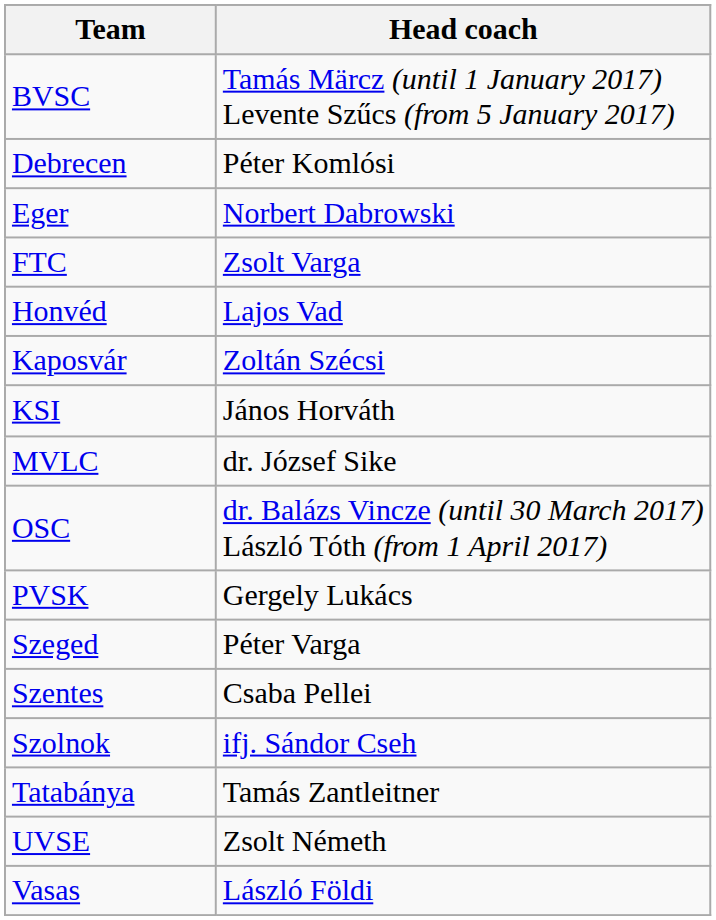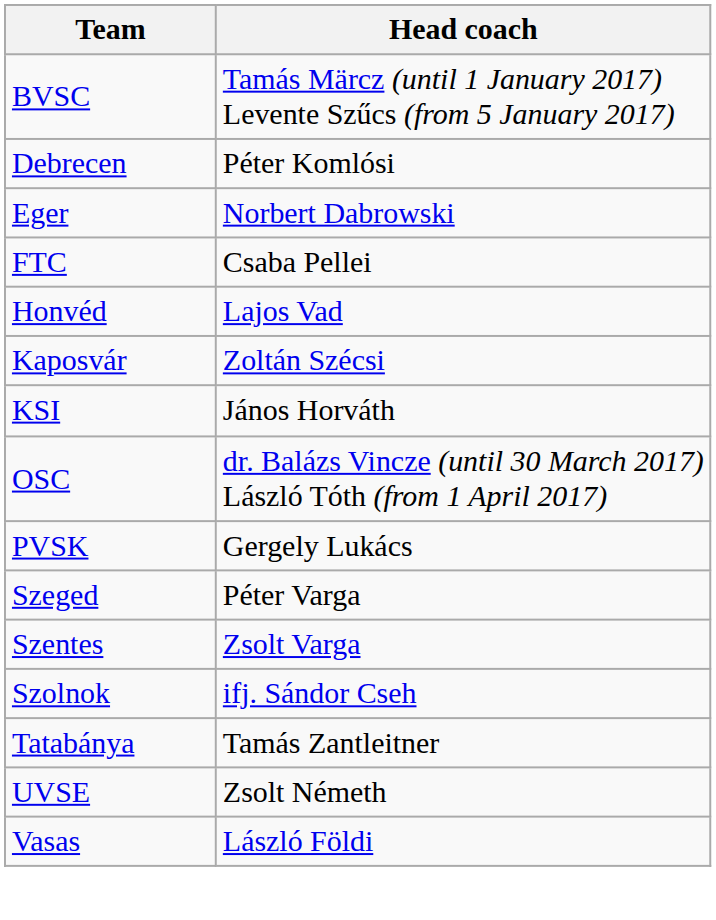(292, 262) Zsolt Varga -> (297, 262) Csaba Pellei
- row: (55, 459)
(297, 692) Csaba Pellei -> (292, 643) Zsolt Varga
